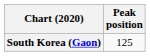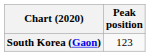(124, 42) 125 -> (124, 42) 123
